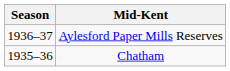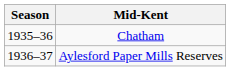rows swapped: (141, 55) <-> (141, 35)
